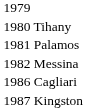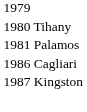- row: (41, 63)
